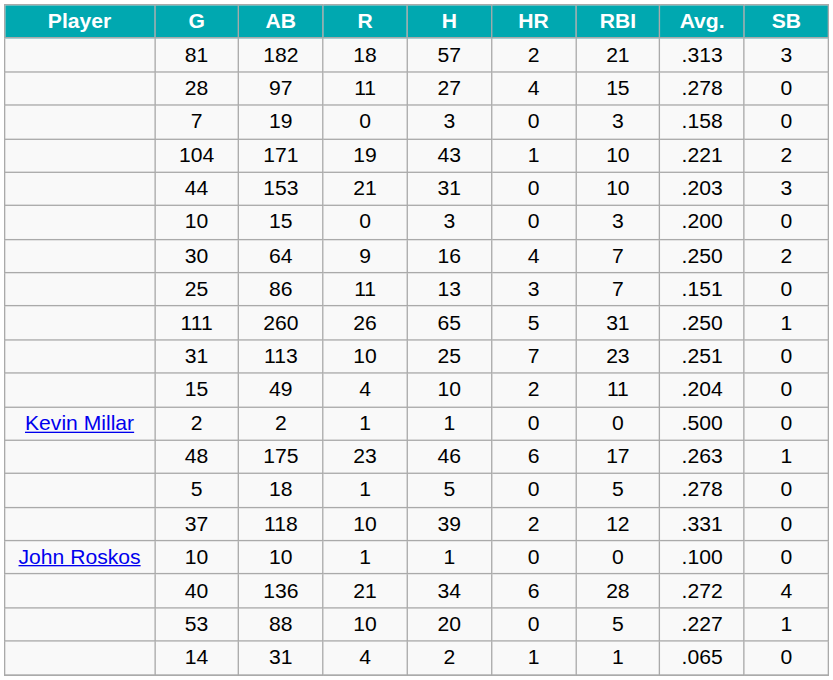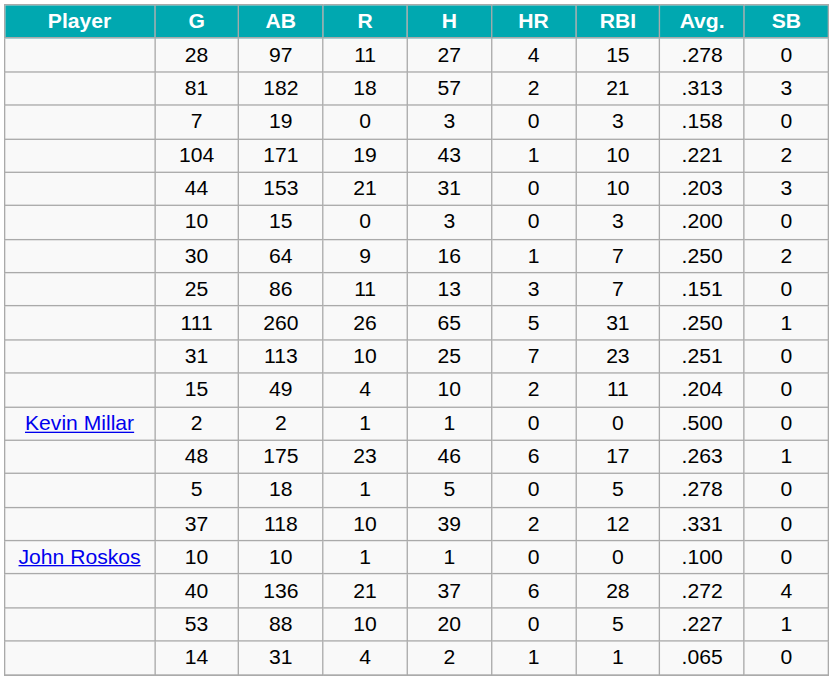rows swapped: (281, 54) <-> (281, 88)
(534, 255) 4 -> (534, 255) 1
(449, 590) 34 -> (449, 590) 37
